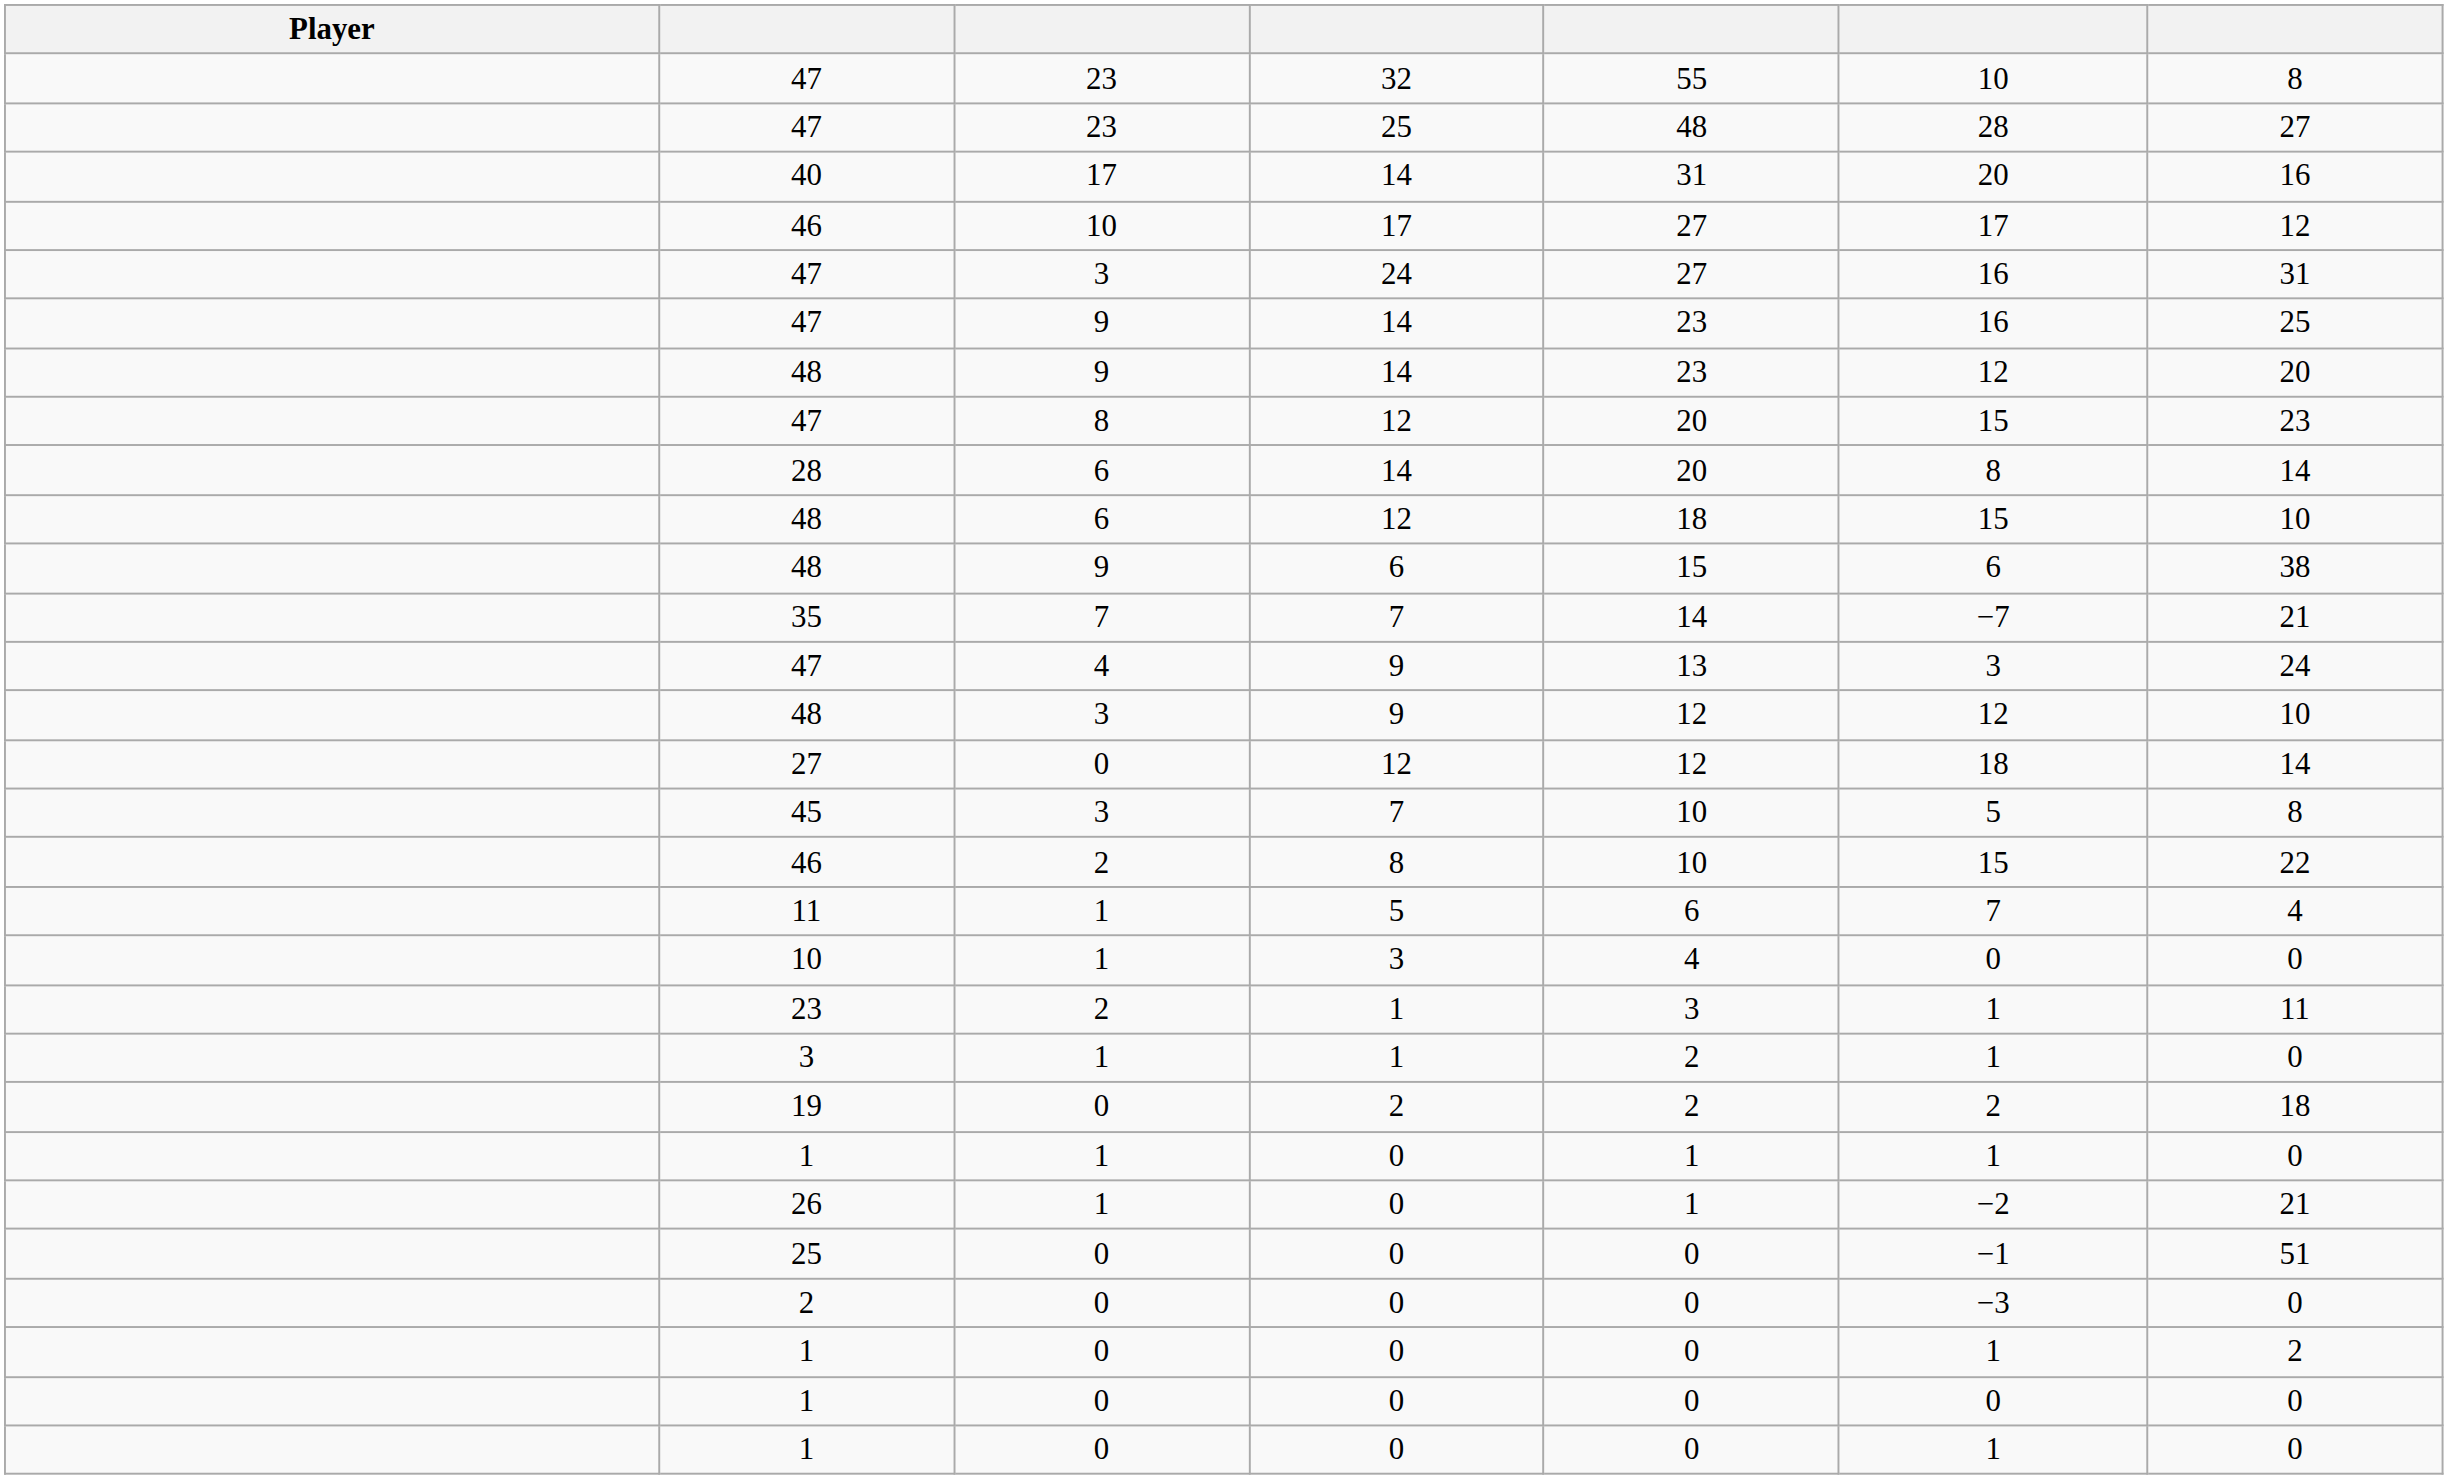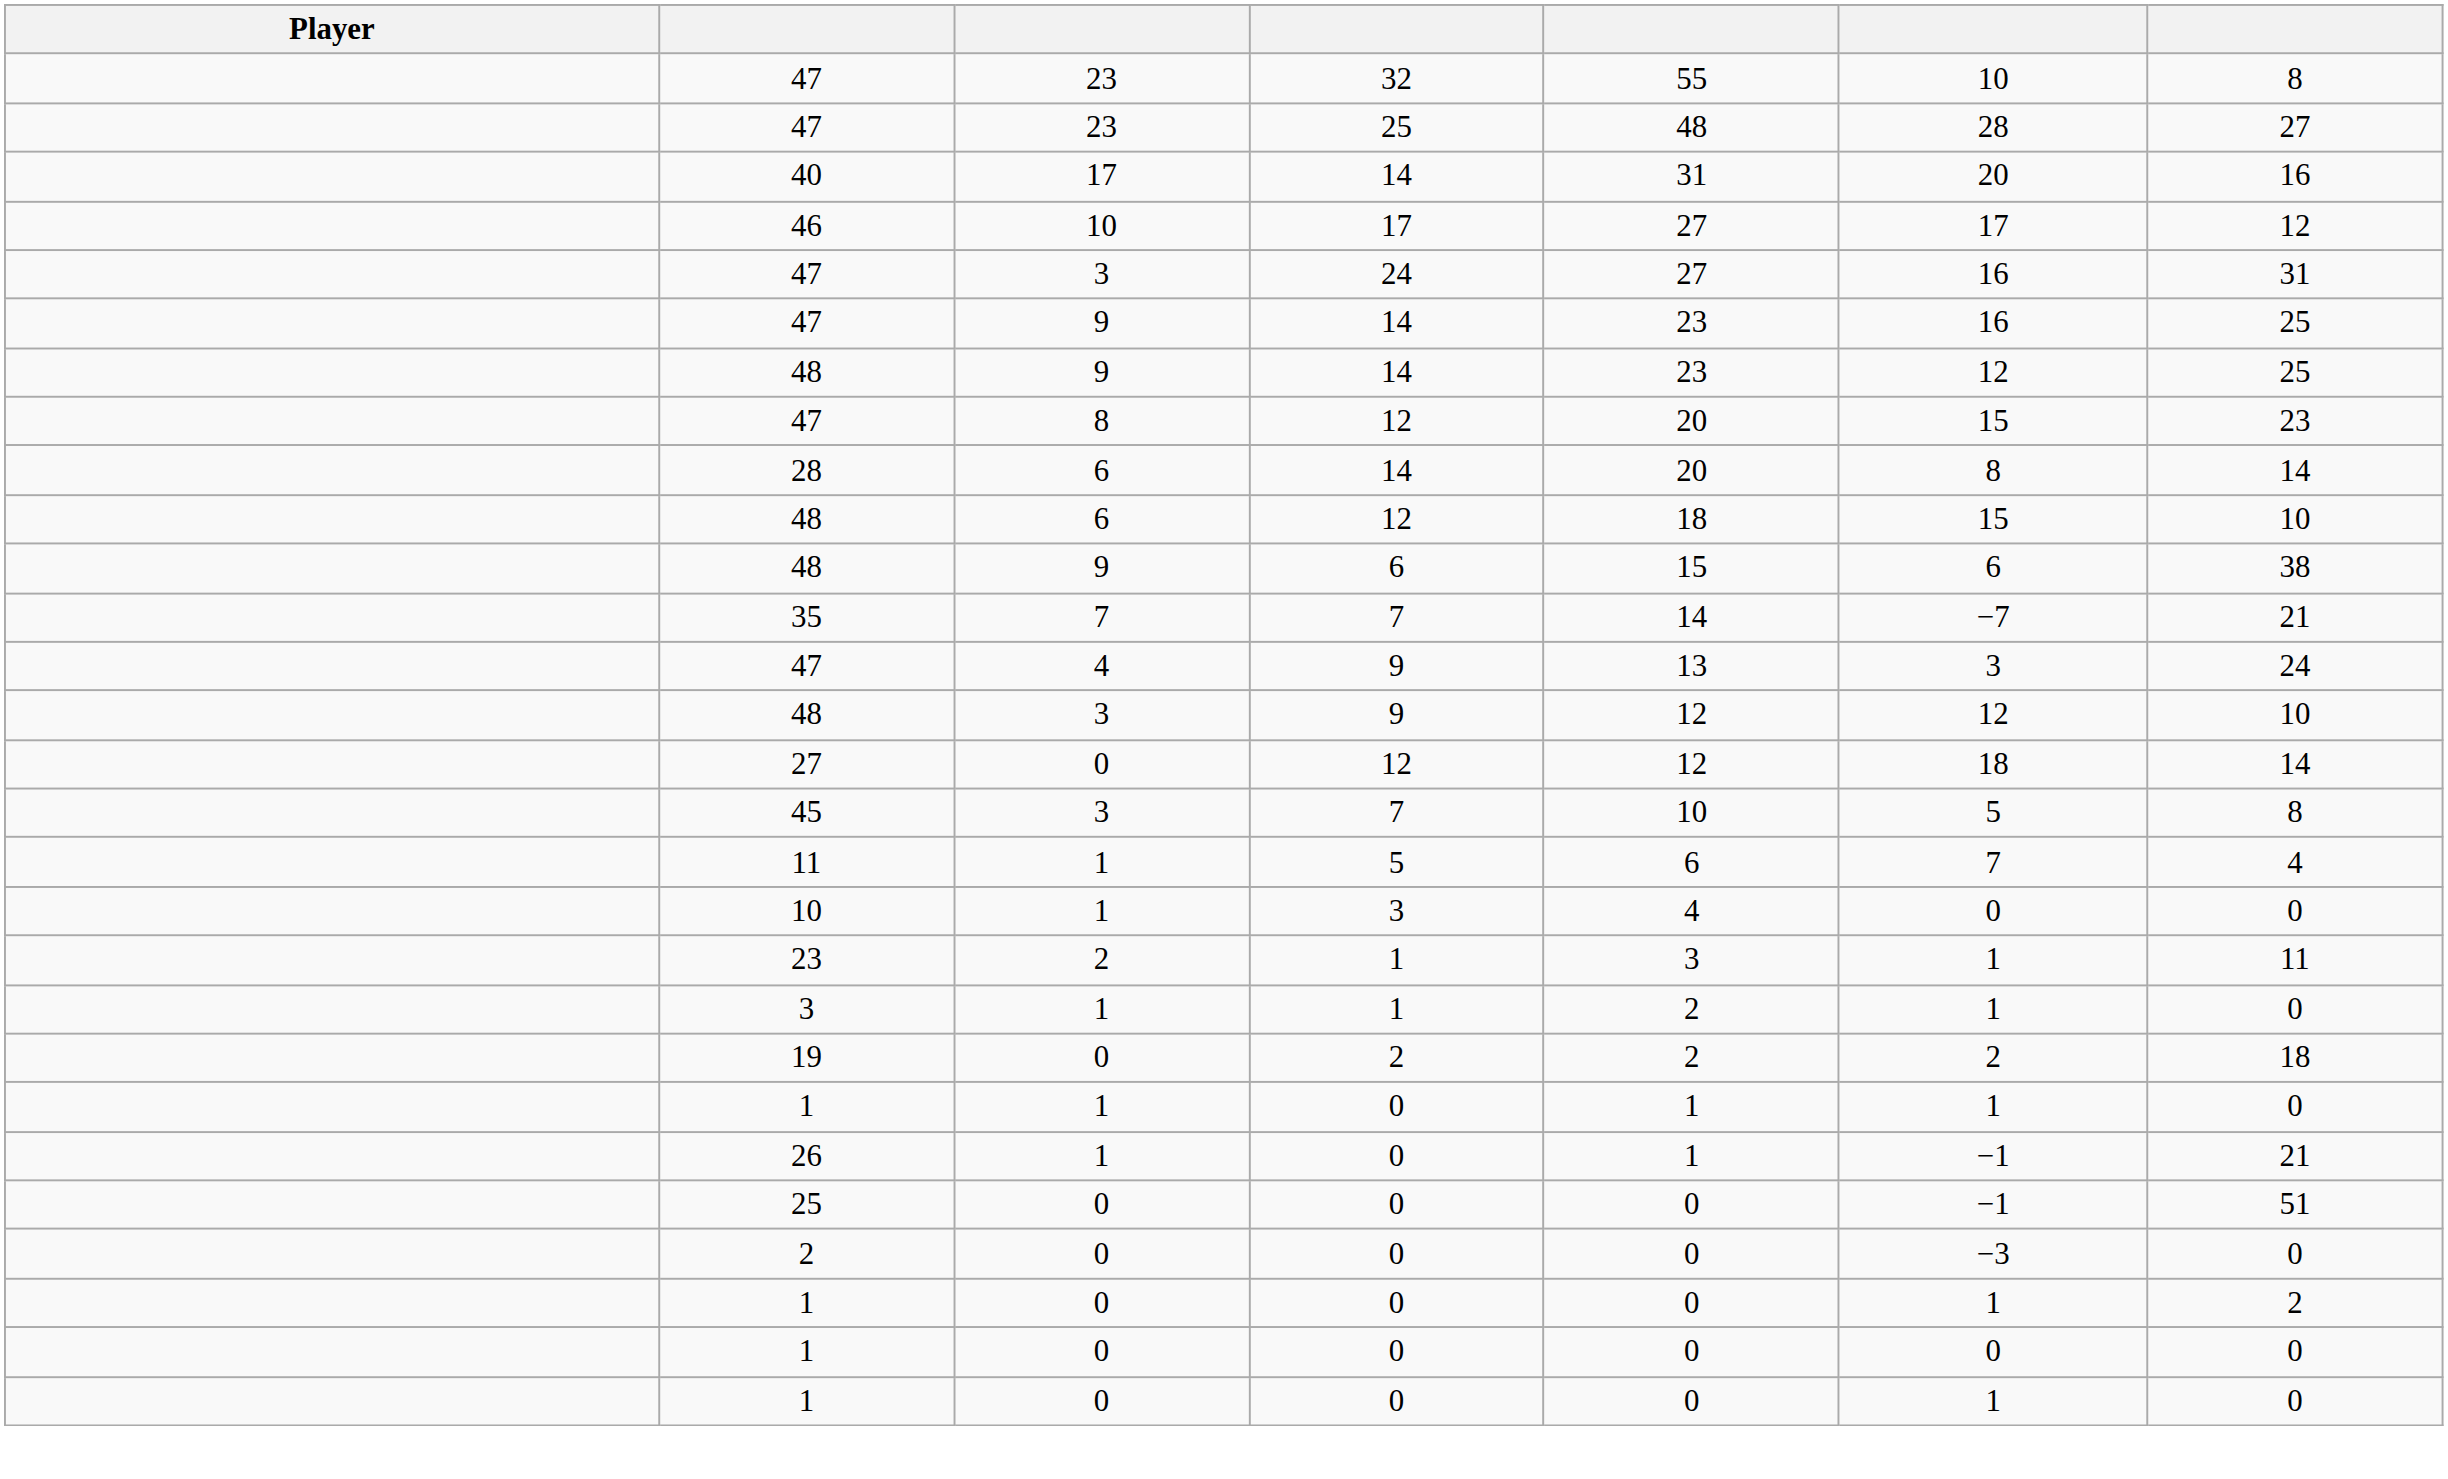(2295, 371) 20 -> (2295, 371) 25
- row: (806, 861)
(1993, 1204) −2 -> (1993, 1155) −1
